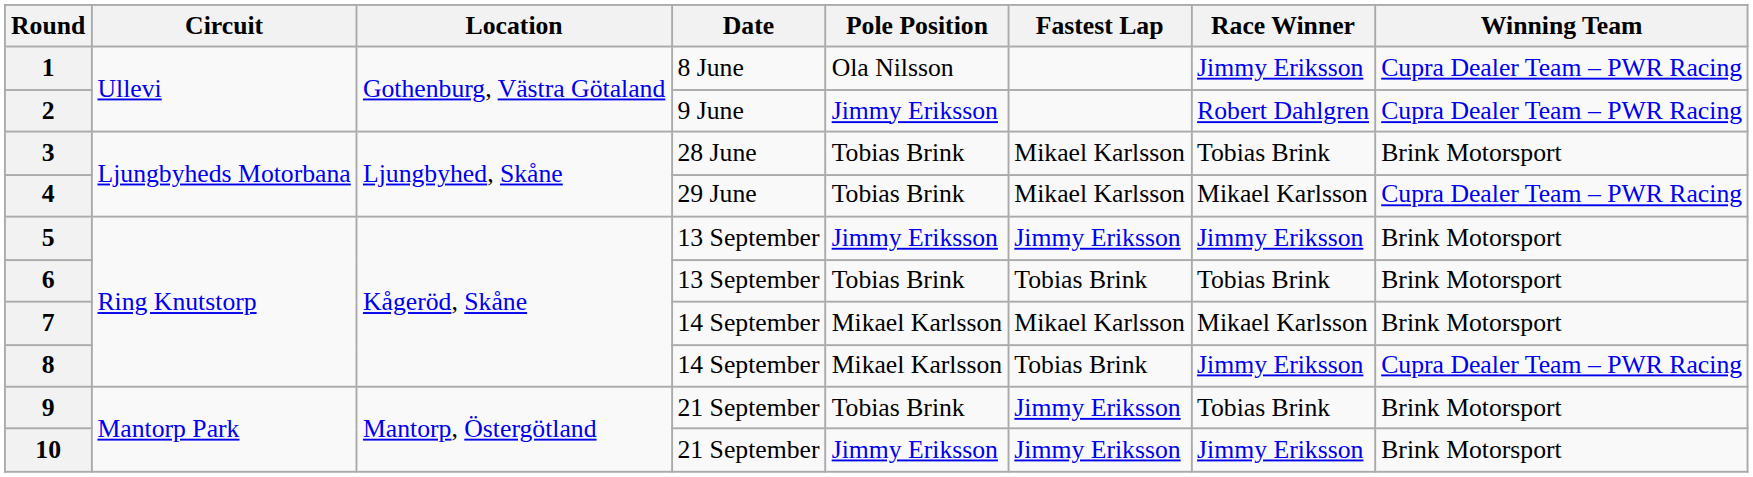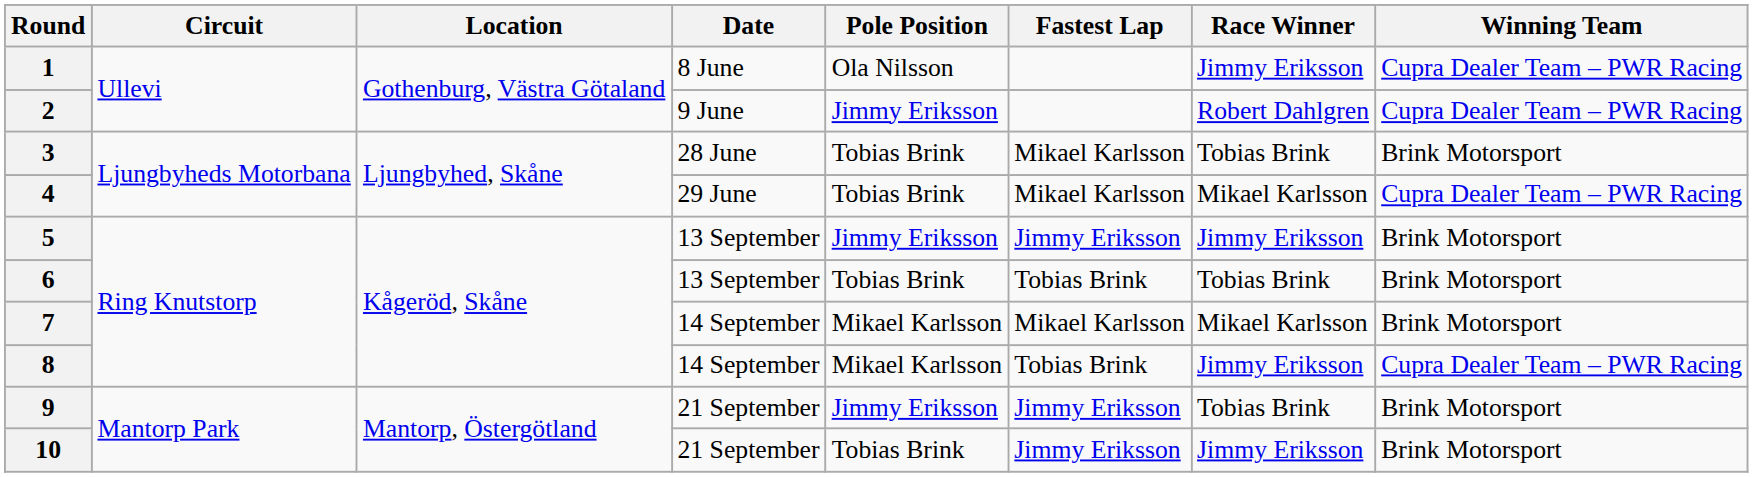(898, 406) Tobias Brink -> (915, 406) Jimmy Eriksson
(915, 449) Jimmy Eriksson -> (898, 449) Tobias Brink
